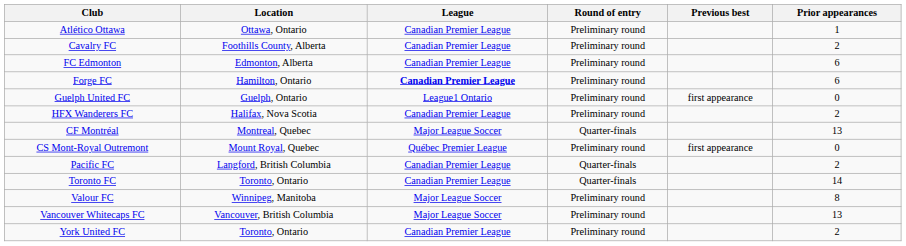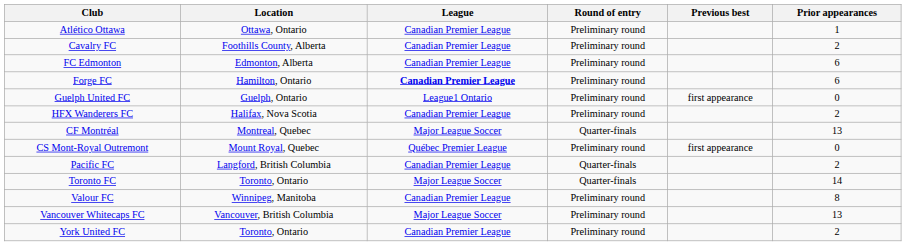(458, 181) Canadian Premier League -> (458, 181) Major League Soccer
(458, 198) Major League Soccer -> (458, 198) Canadian Premier League
